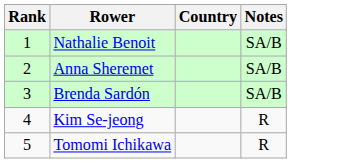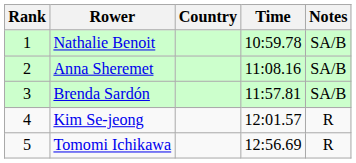+ column: (273, 17)
